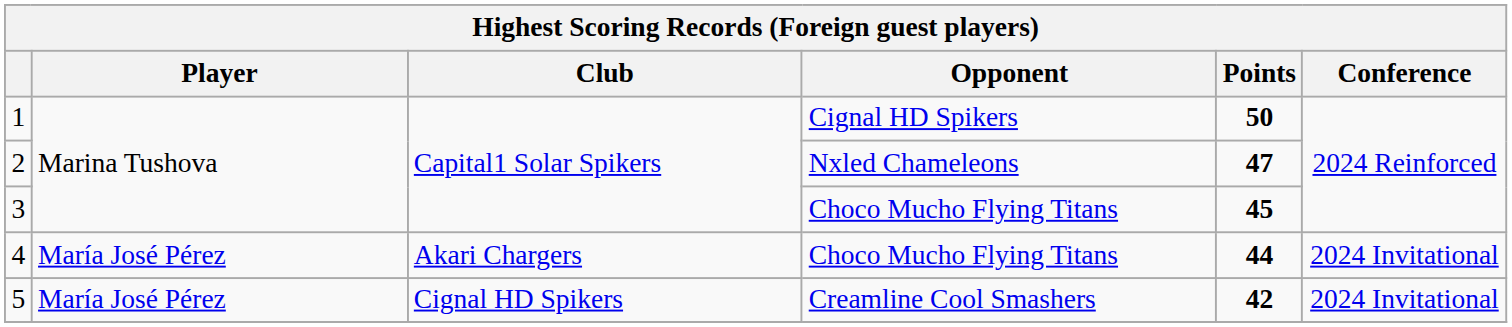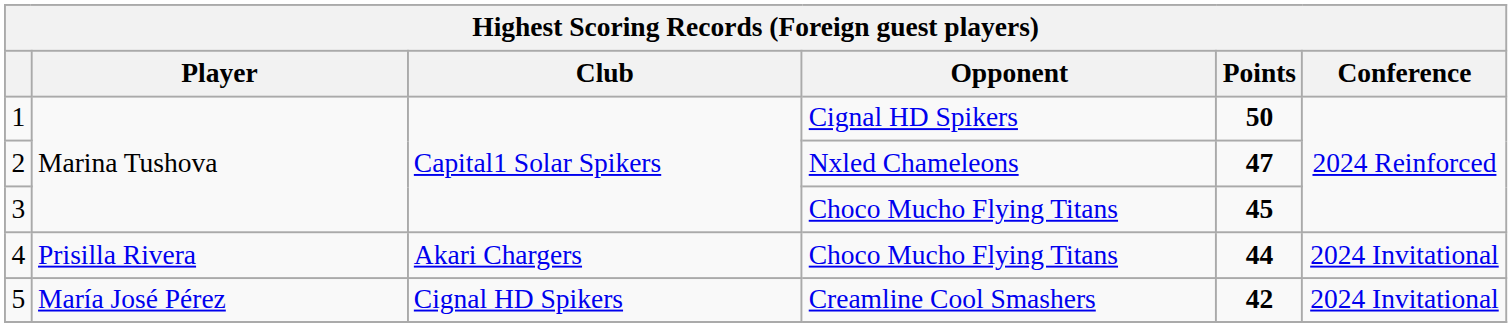(132, 254) María José Pérez -> (117, 254) Prisilla Rivera
